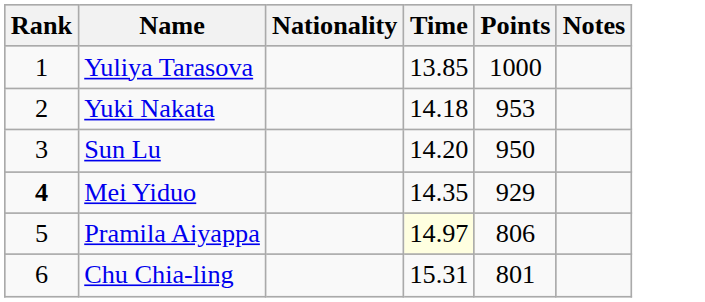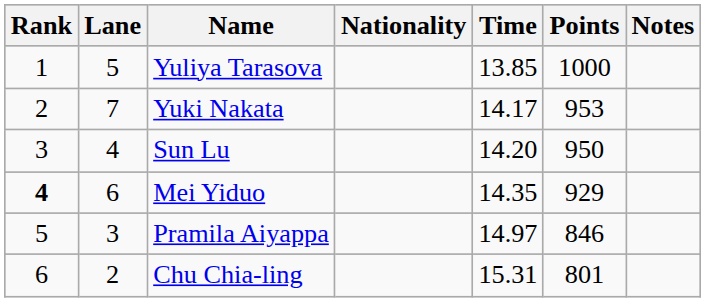+ column: (113, 25)
(439, 108) 14.18 -> (508, 108) 14.17
(439, 233) lightyellow background -> (508, 233) no background
(516, 233) 806 -> (585, 233) 846
